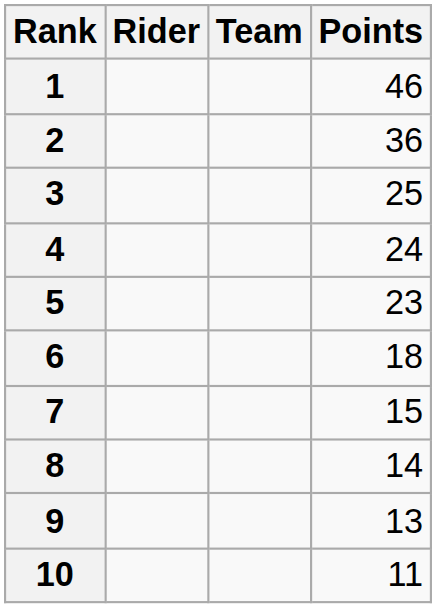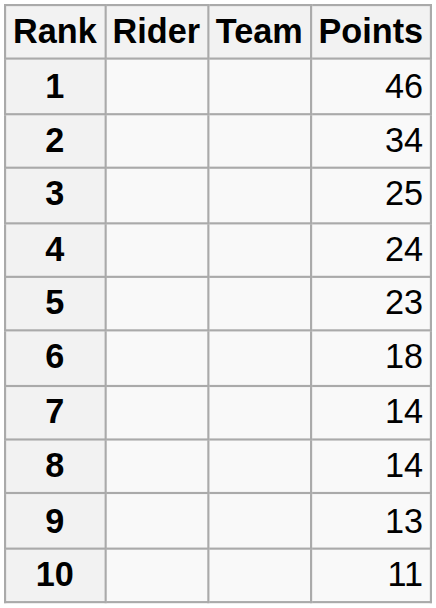(404, 140) 36 -> (404, 140) 34
(404, 411) 15 -> (404, 411) 14
